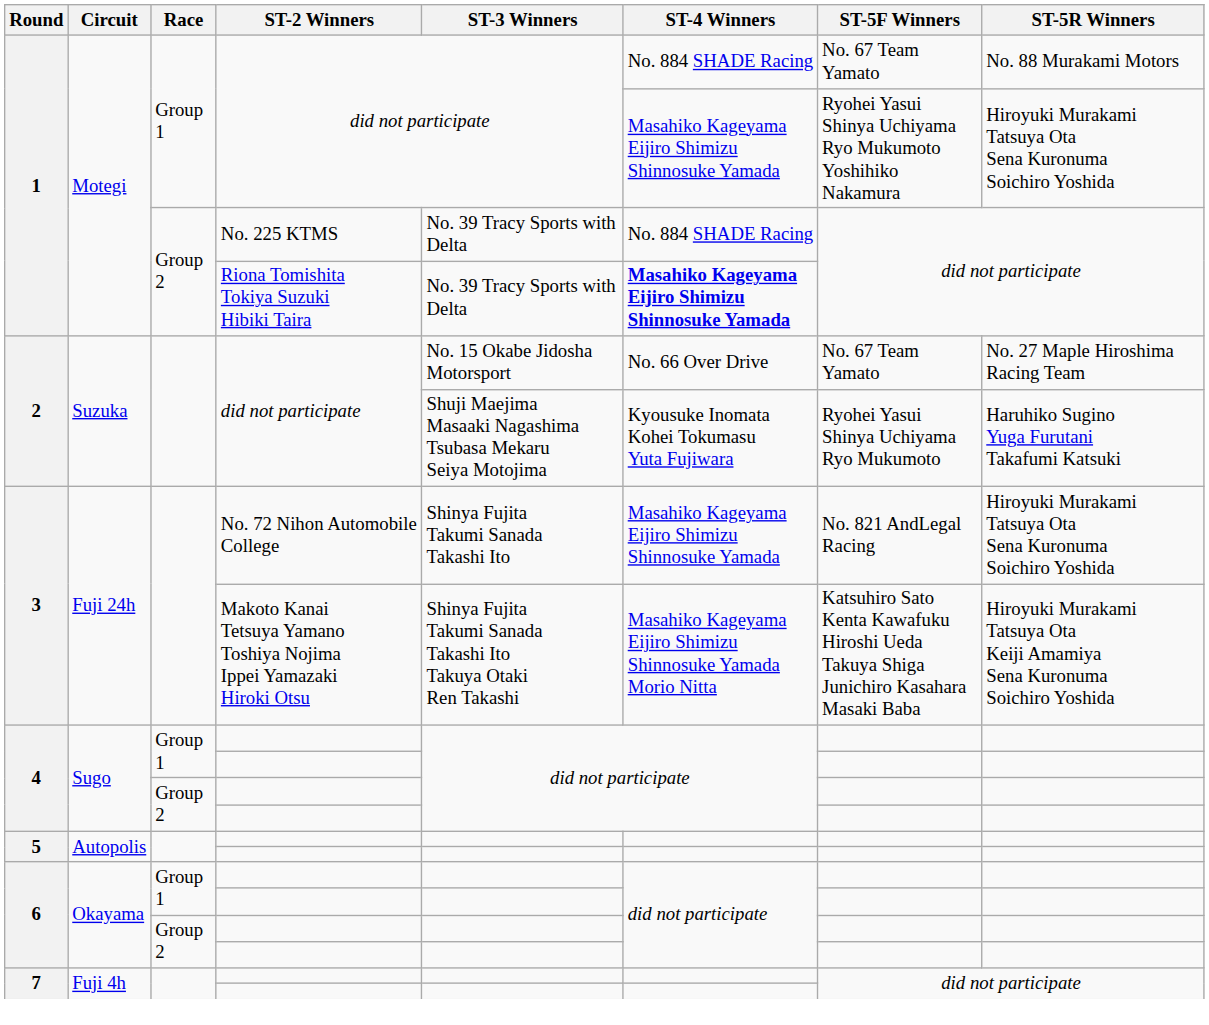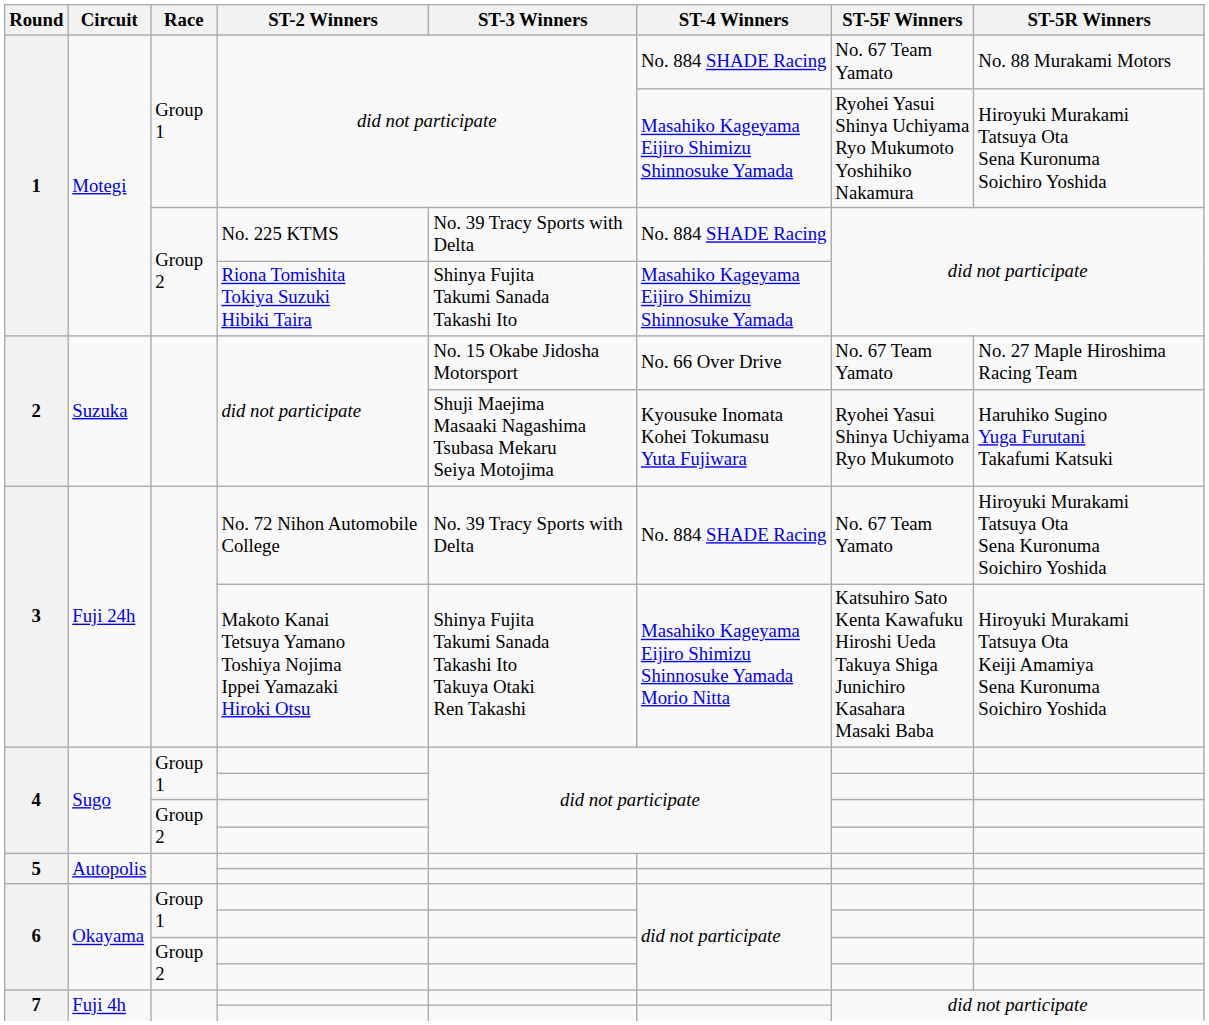(521, 297) No. 39 Tracy Sports with Delta -> (491, 297) Shinya Fujita Takumi Sanada Takashi Ito
(712, 297) bold -> (720, 297) normal
(485, 534) Shinya Fujita Takumi Sanada Takashi Ito -> (528, 534) No. 39 Tracy Sports with Delta
(707, 534) Masahiko Kageyama Eijiro Shimizu Shinnosuke Yamada -> (734, 534) No. 884 SHADE Racing
(892, 534) No. 821 AndLegal Racing -> (884, 534) No. 67 Team Yamato
